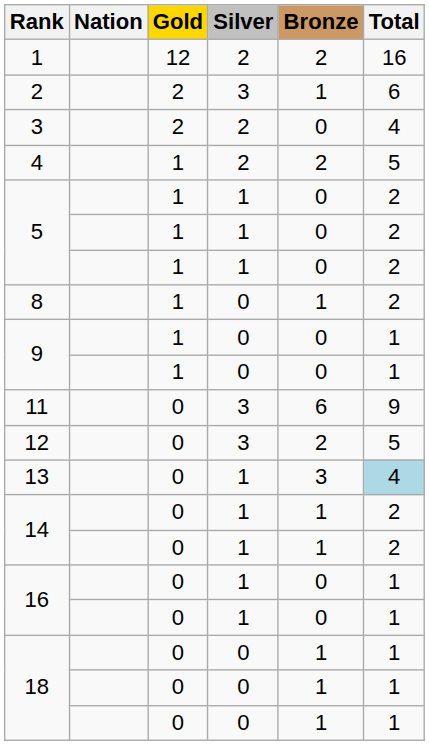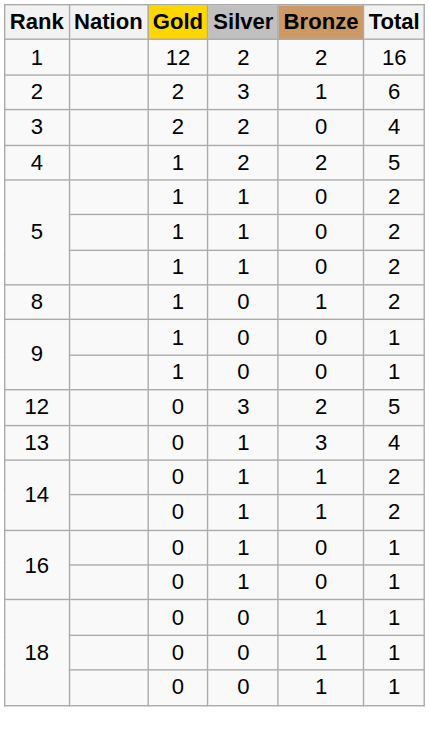- row: (37, 407)
(394, 477) lightblue background -> (394, 442) no background
